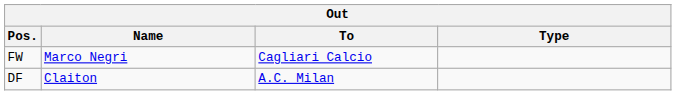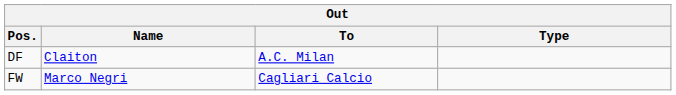rows swapped: (15, 79) <-> (15, 57)
